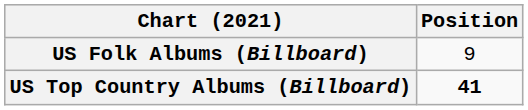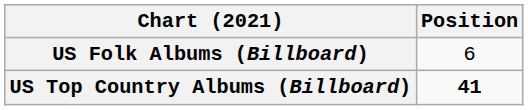(470, 54) 9 -> (470, 54) 6
